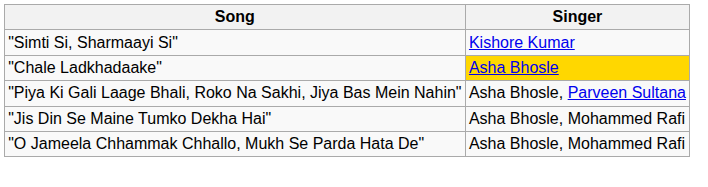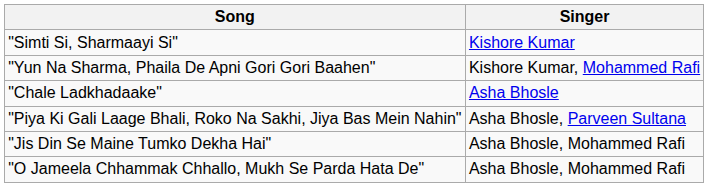+ row: (192, 67)
(514, 67) gold background -> (514, 93) no background
